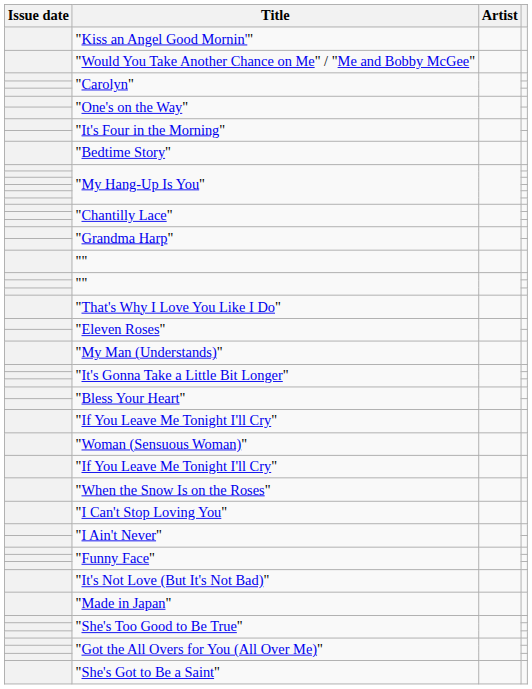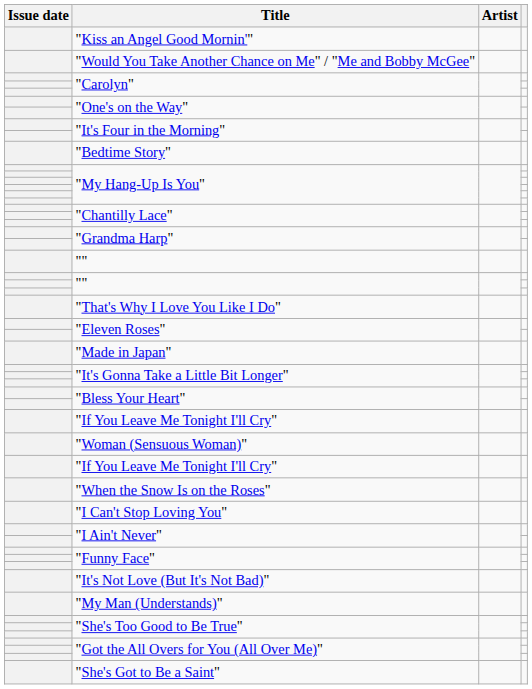rows swapped: (38, 604) <-> (38, 353)
